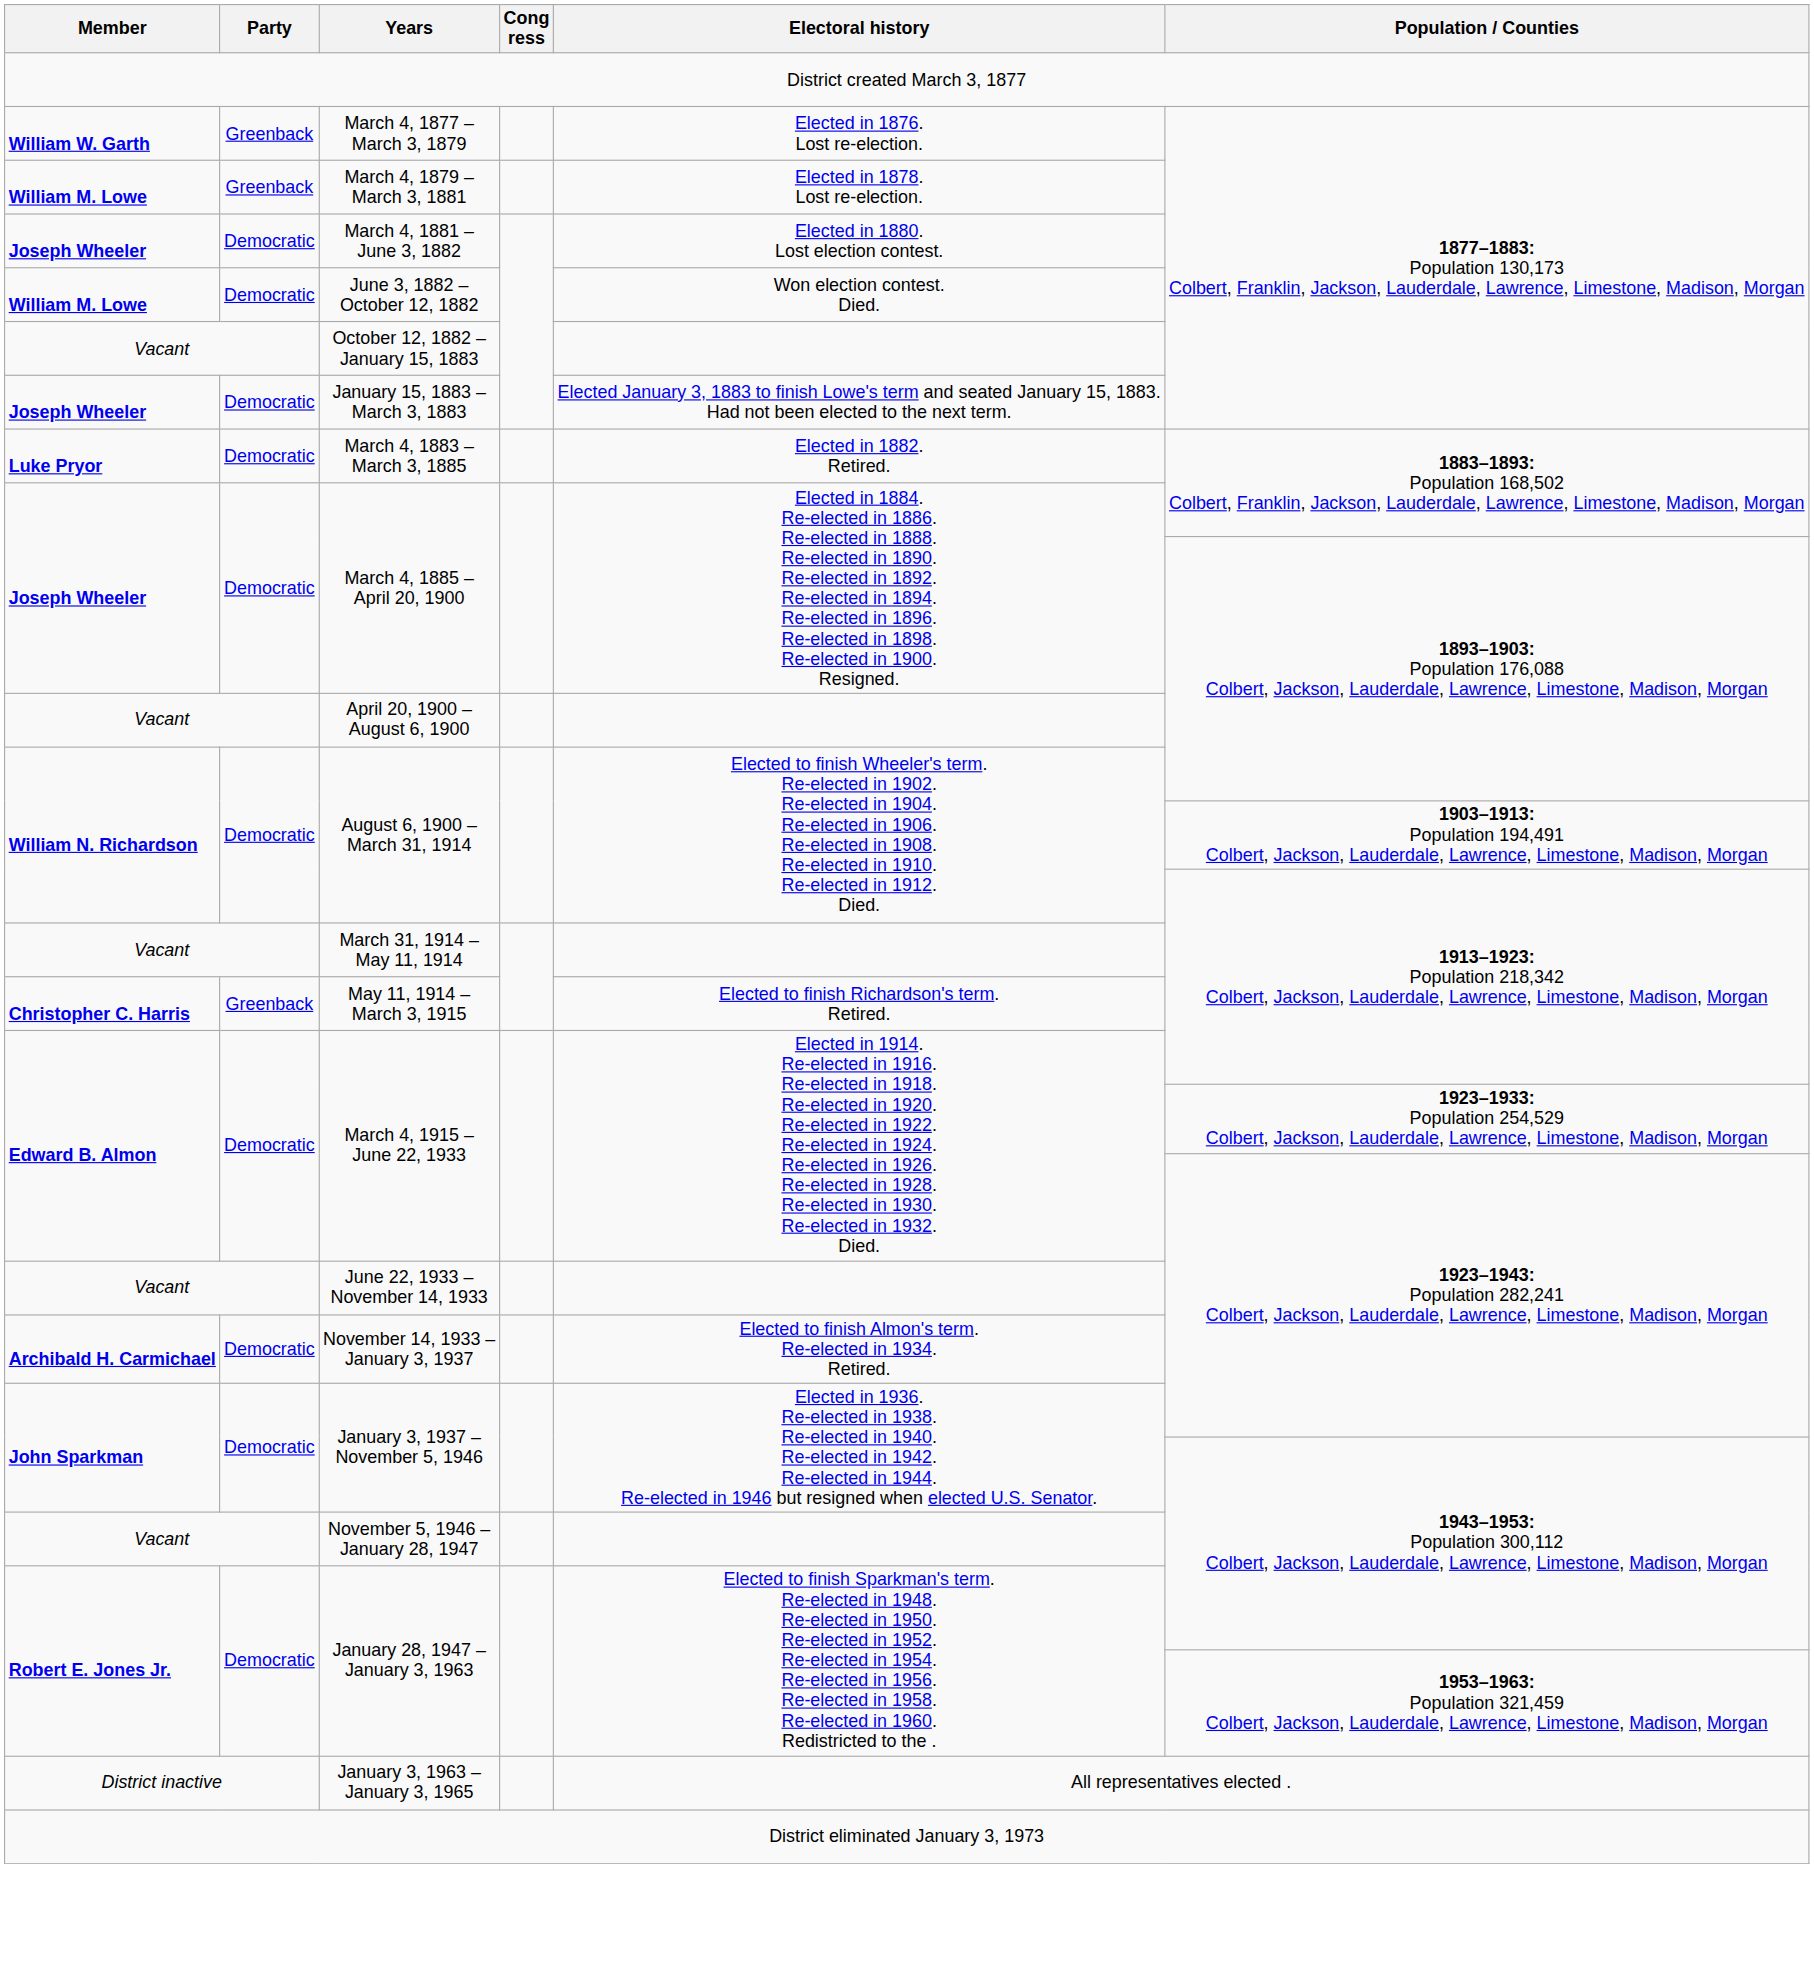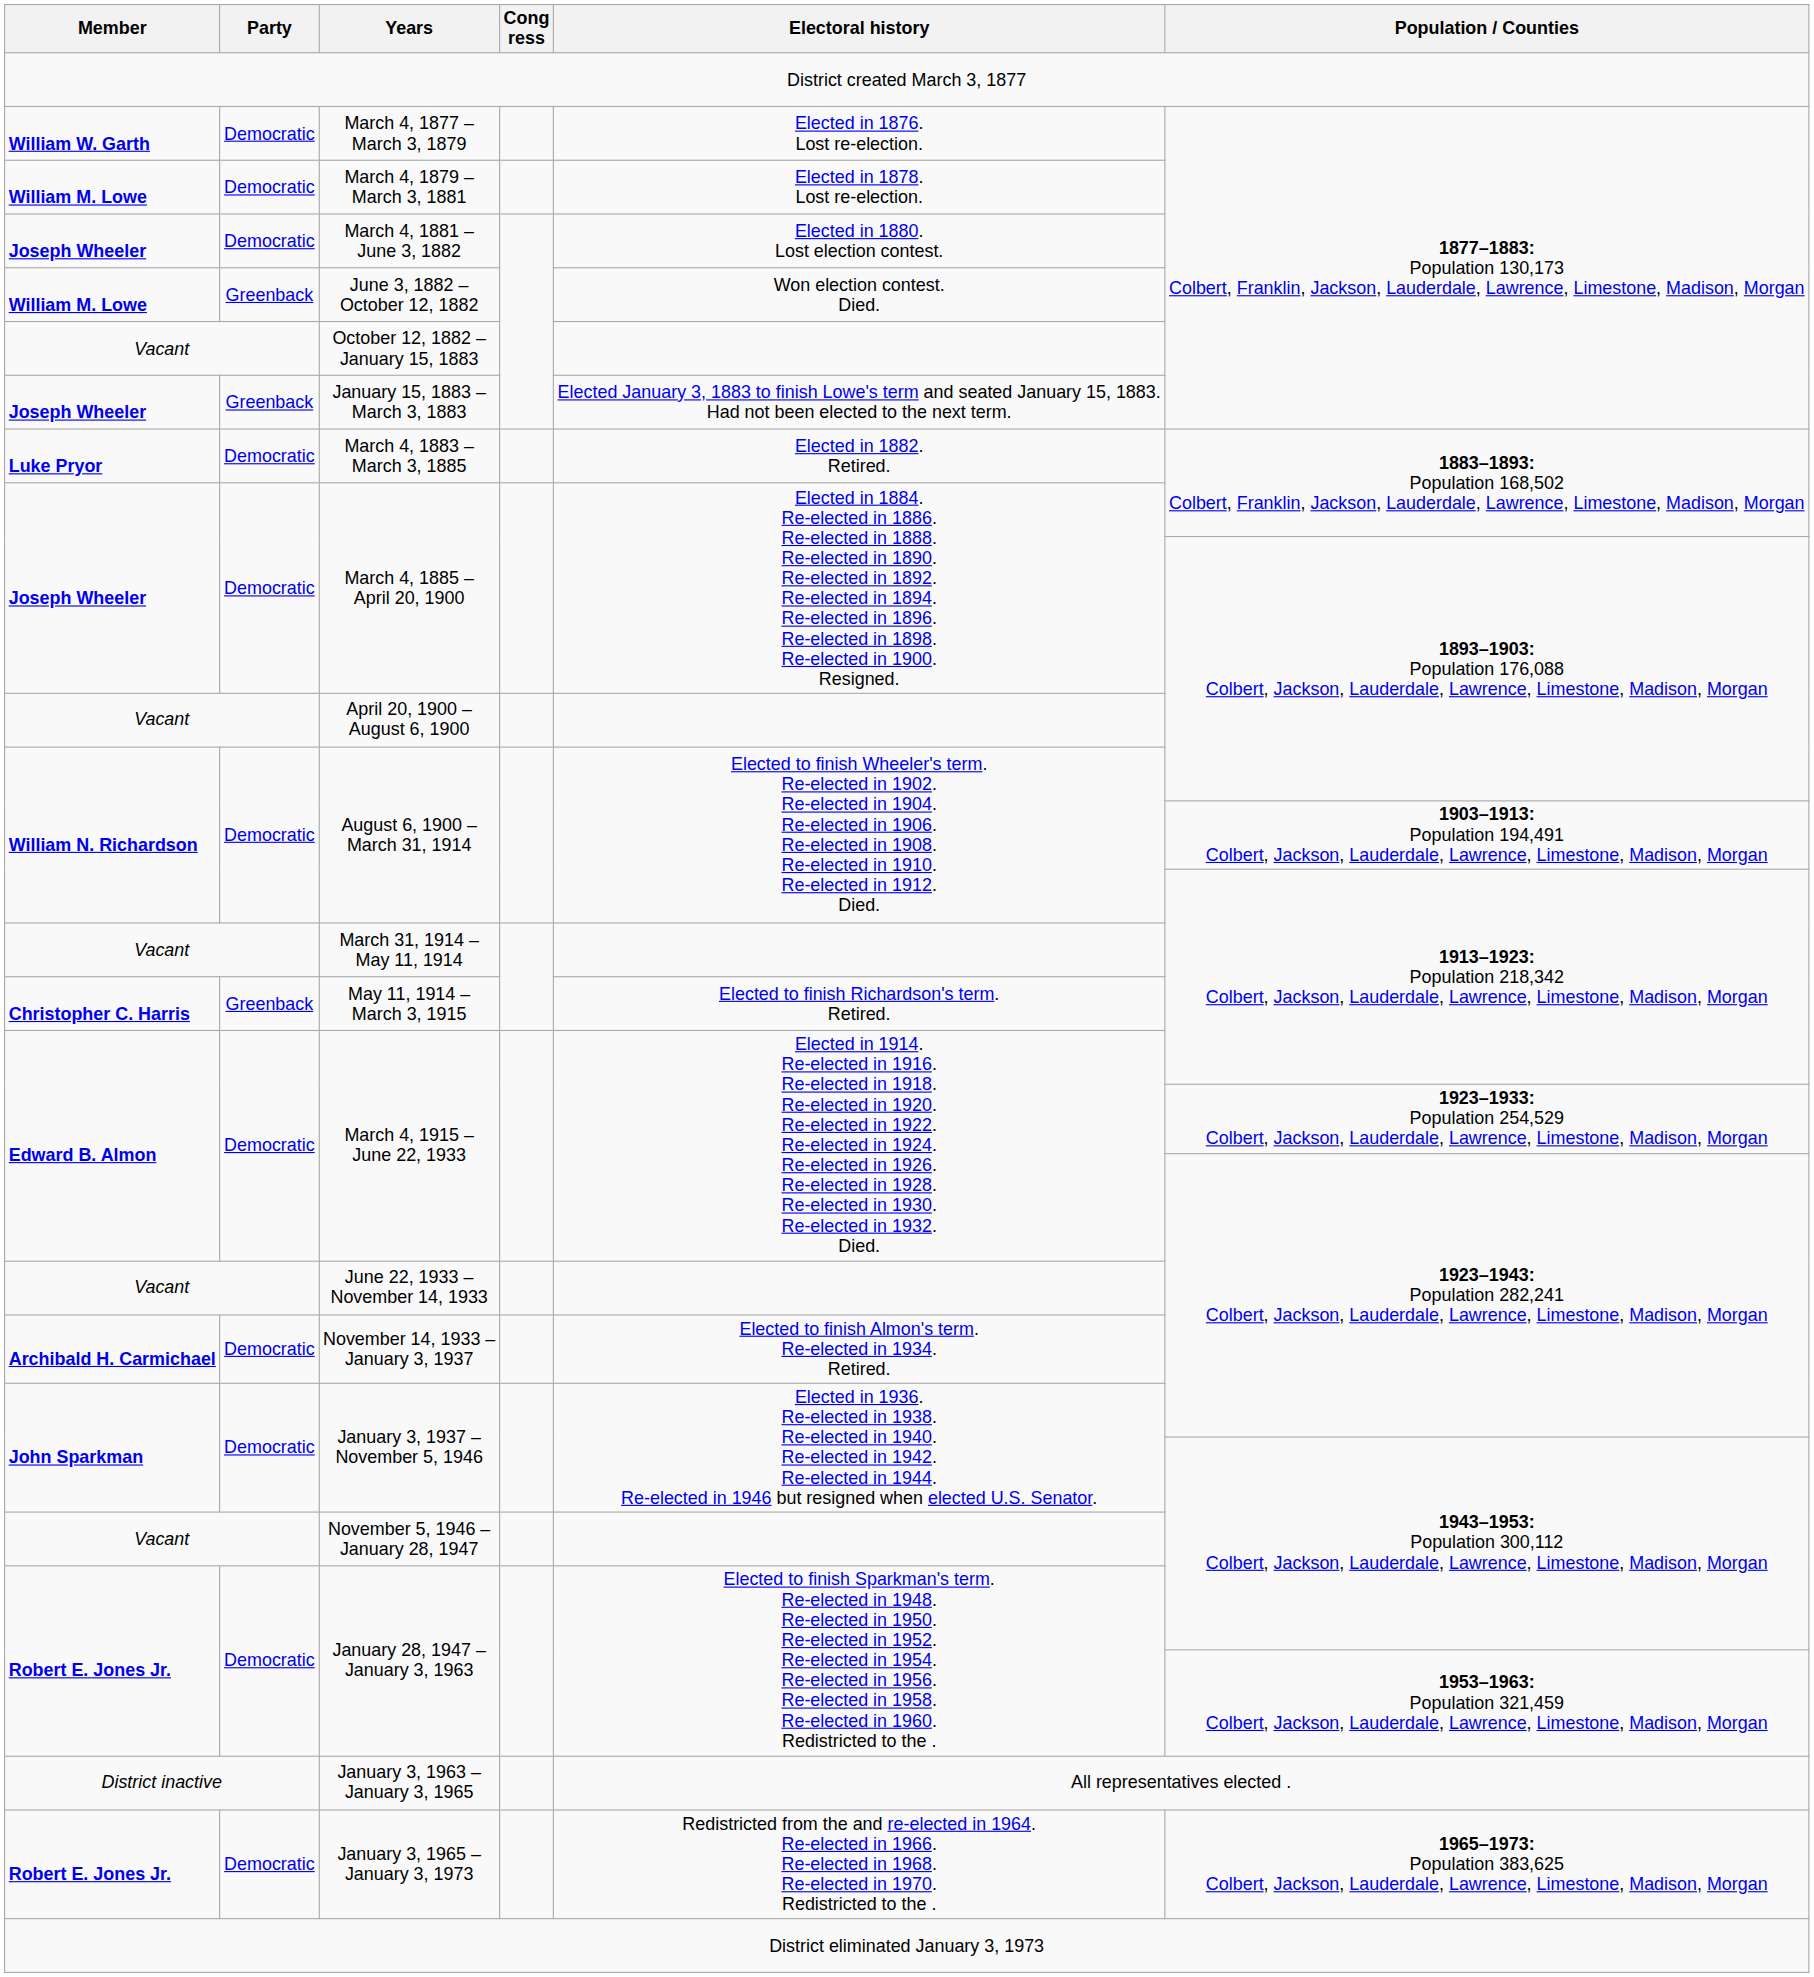(269, 133) Greenback -> (269, 133) Democratic
(269, 187) Greenback -> (269, 187) Democratic
(269, 294) Democratic -> (269, 294) Greenback
(269, 402) Democratic -> (269, 402) Greenback
+ row: (90, 1874)
